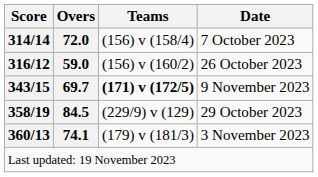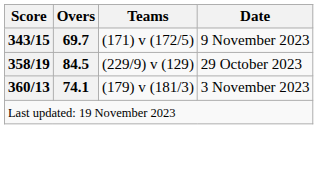- row: (248, 40)
- row: (251, 64)
(148, 87) bold -> (148, 40) normal
